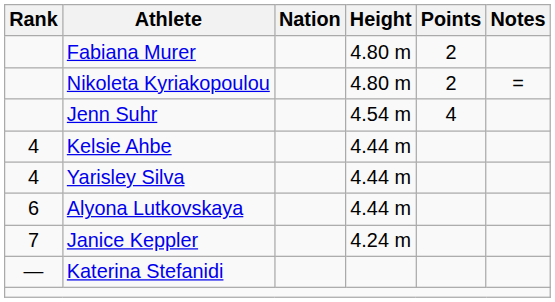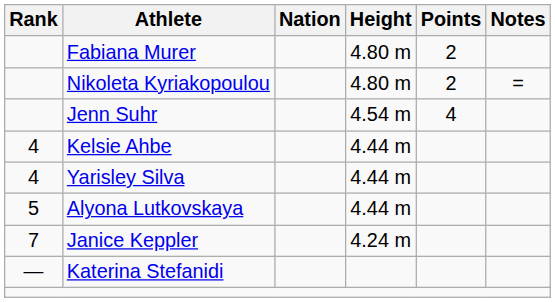(33, 209) 6 -> (33, 209) 5
